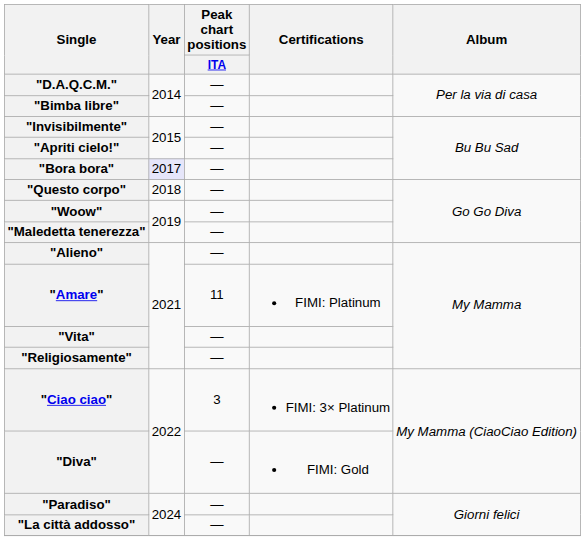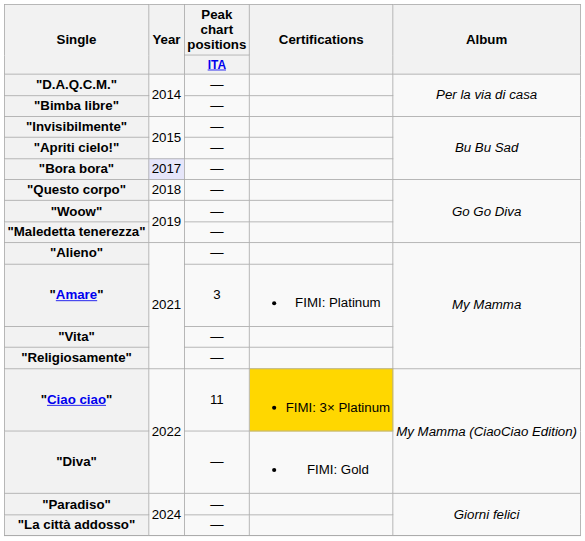(217, 295) 11 -> (217, 295) 3
(217, 399) 3 -> (217, 399) 11
(321, 407) no background -> (321, 407) gold background
